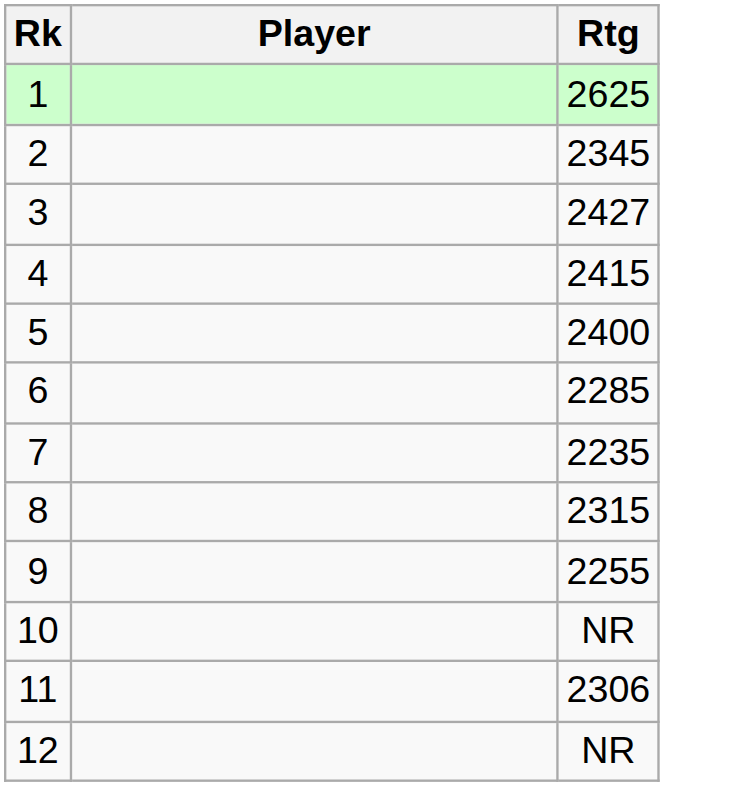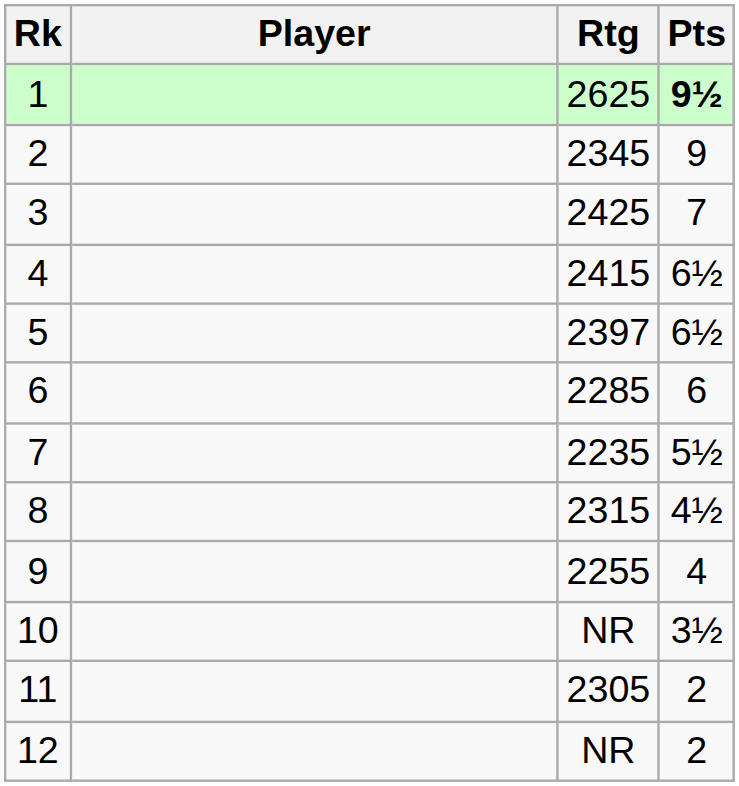+ column: (697, 34)
(608, 213) 2427 -> (608, 213) 2425
(608, 332) 2400 -> (608, 332) 2397
(608, 690) 2306 -> (608, 690) 2305
